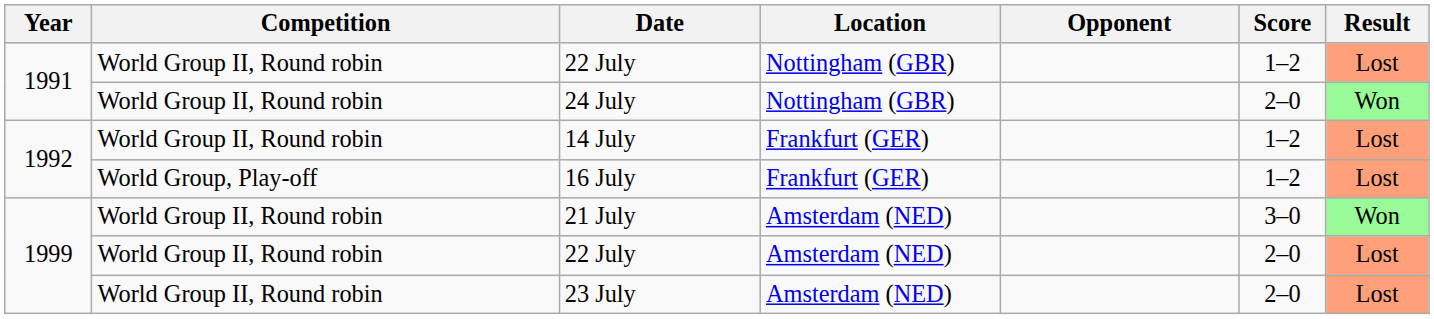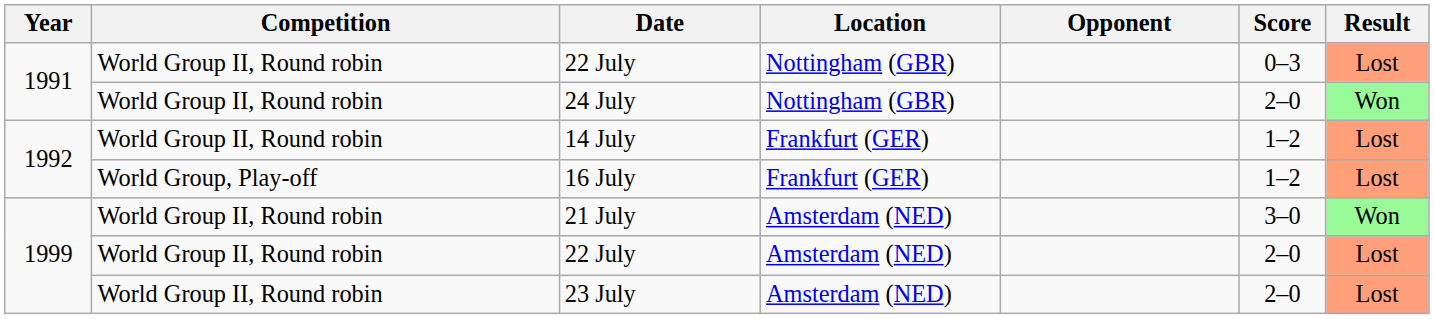(1282, 62) 1–2 -> (1282, 62) 0–3
